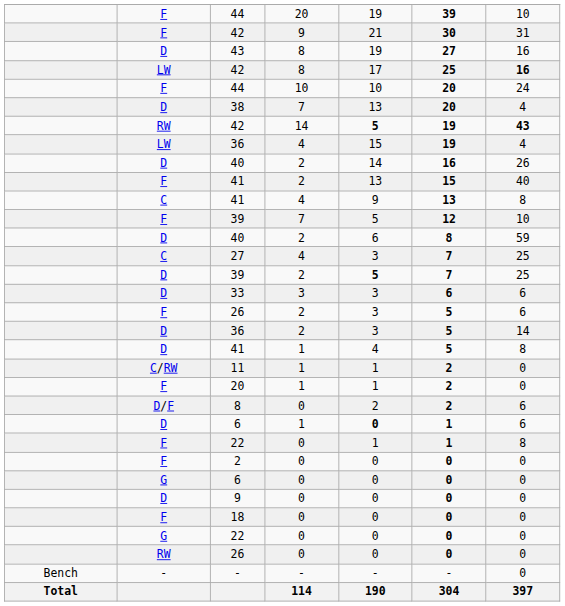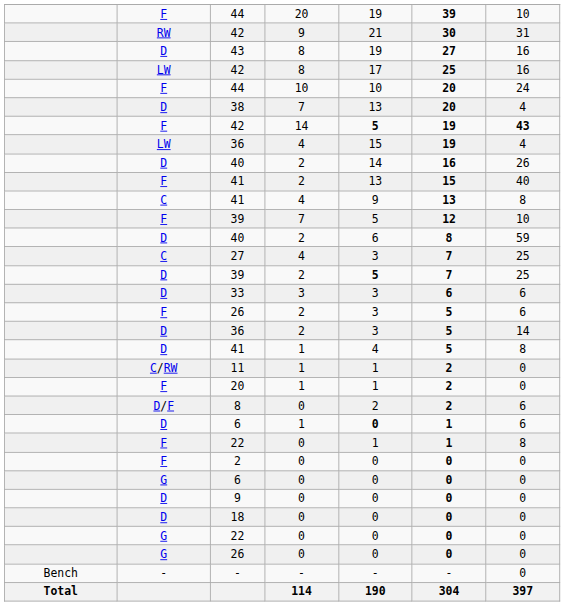(164, 32) F -> (164, 32) RW
(523, 70) bold -> (523, 70) normal
(164, 126) RW -> (164, 126) F
(164, 517) F -> (164, 517) D
(164, 554) RW -> (164, 554) G
